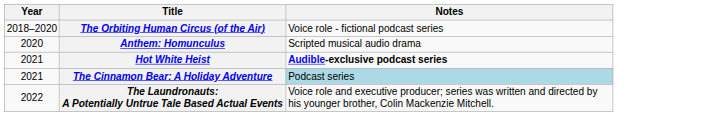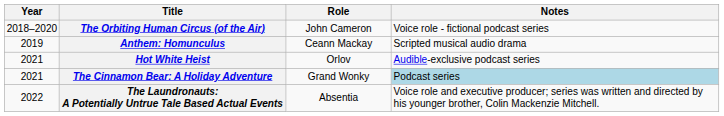+ column: (339, 12)
(32, 44) 2020 -> (32, 44) 2019
(368, 60) bold -> (467, 60) normal
